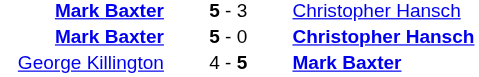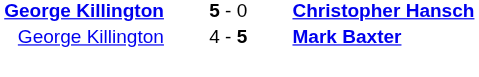- row: (228, 10)
(109, 37) Mark Baxter -> (84, 10) George Killington
